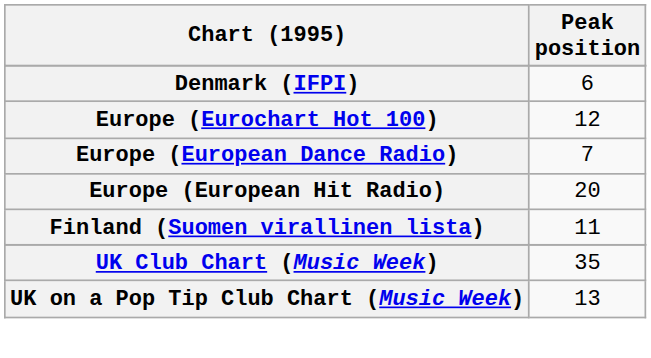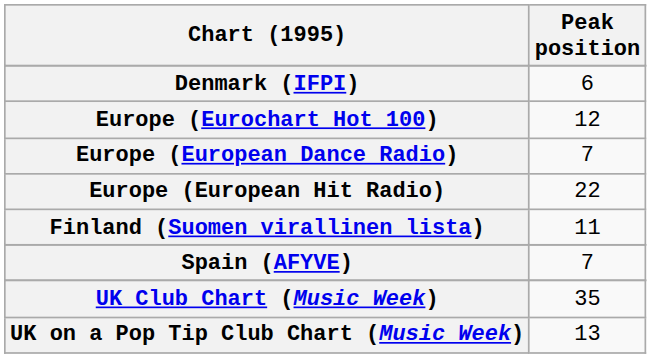(587, 191) 20 -> (587, 191) 22
+ row: (267, 263)
